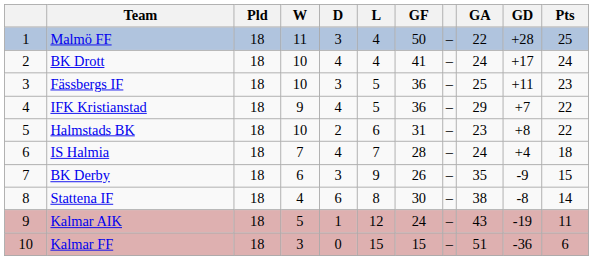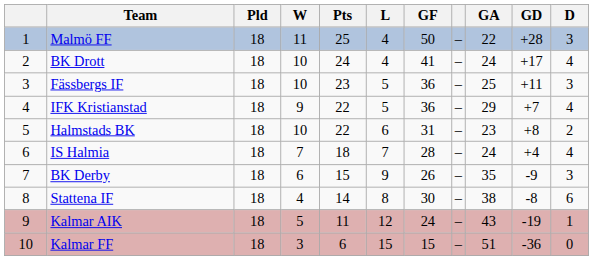columns swapped: (338, 15) <-> (565, 15)
